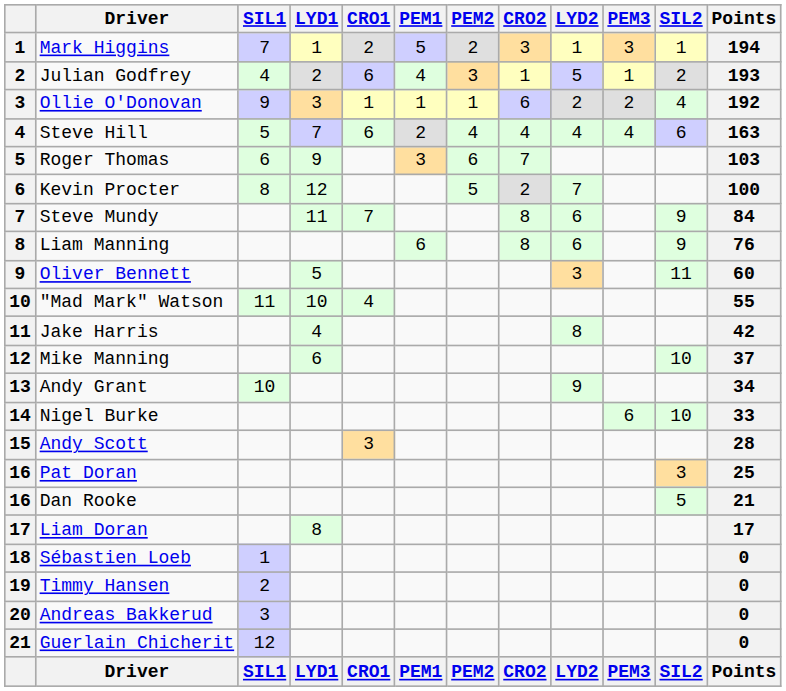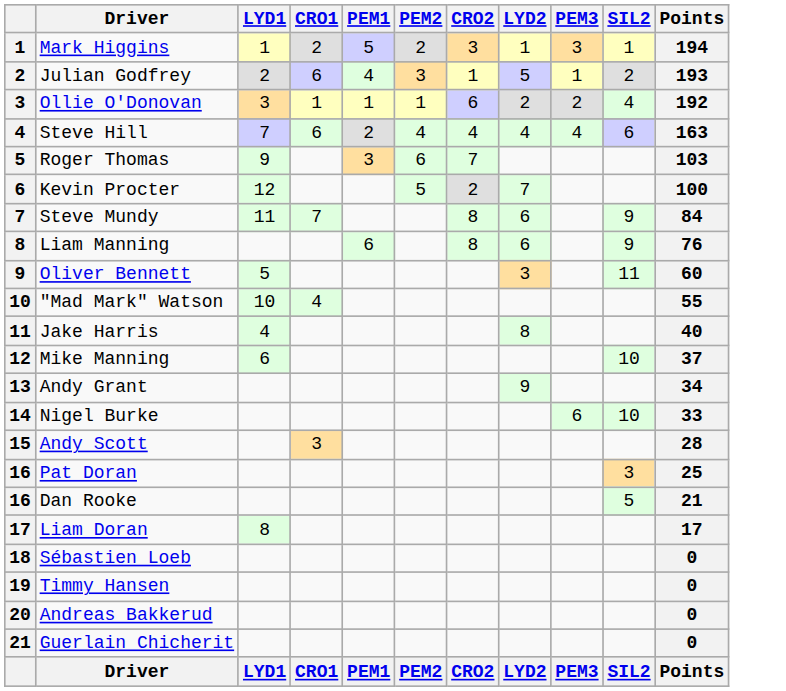- column: (265, 19)
(744, 331) 42 -> (692, 331) 40
